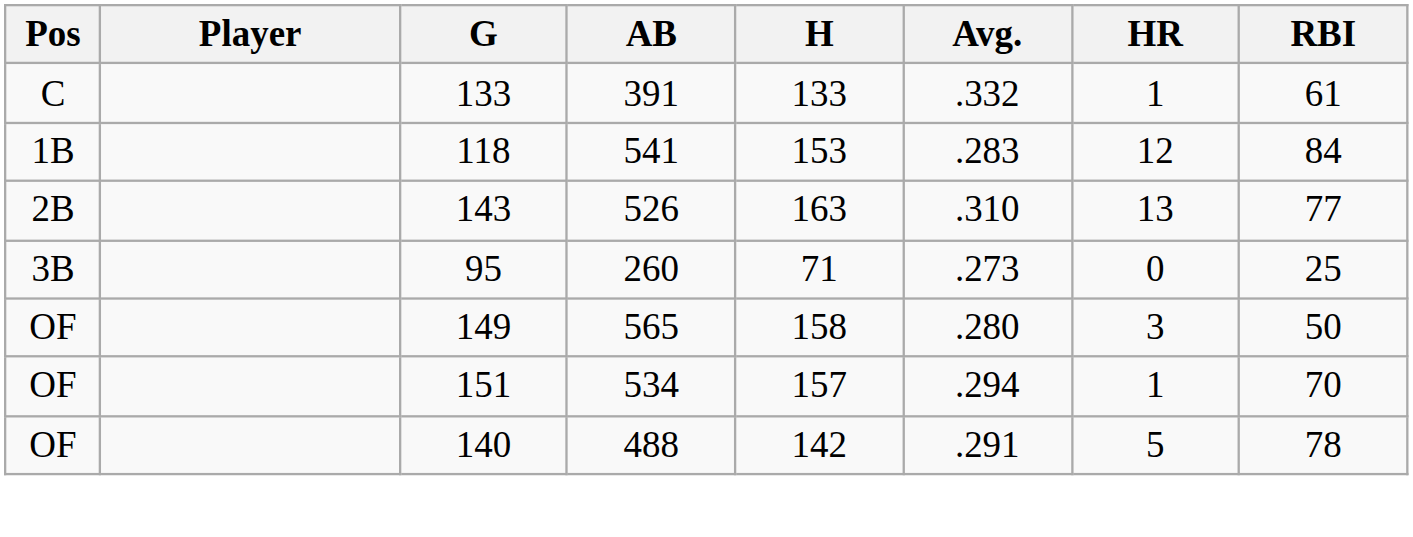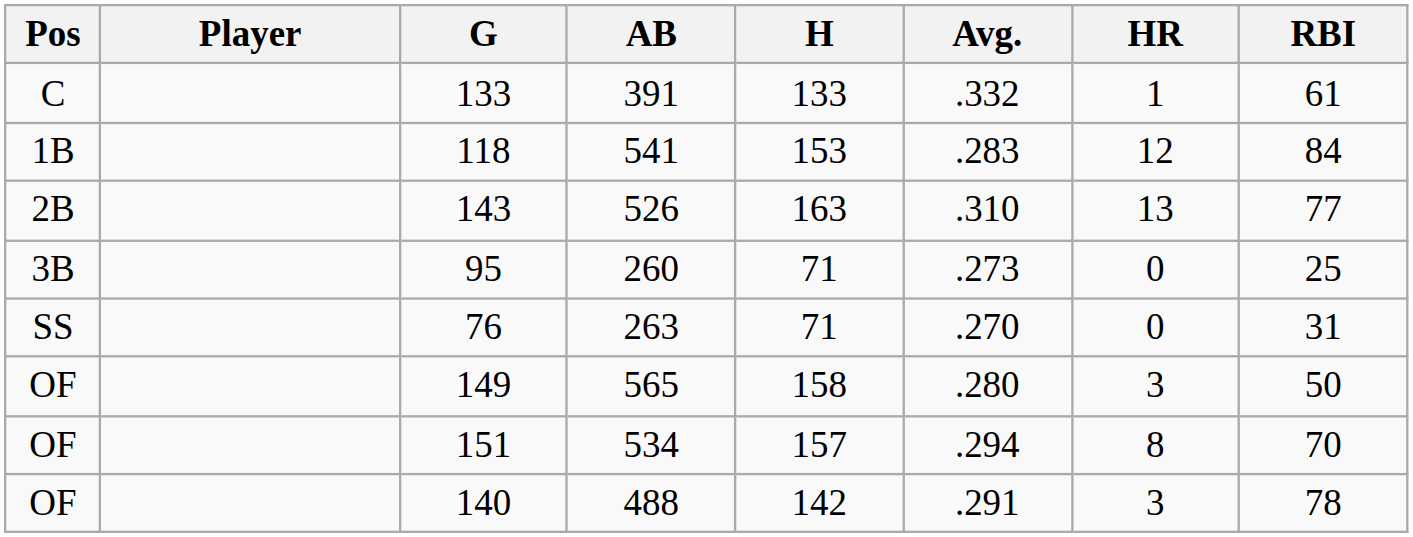+ row: (651, 326)
(1155, 385) 1 -> (1155, 444) 8
(1155, 444) 5 -> (1155, 502) 3
